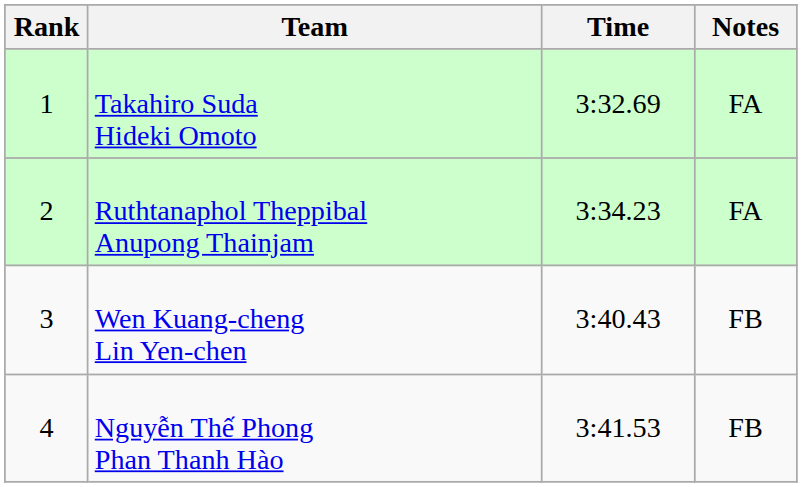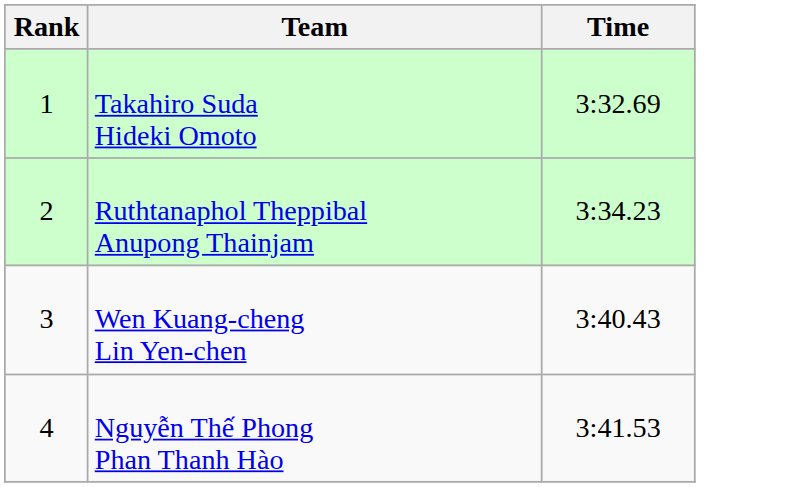- column: (746, 26)
